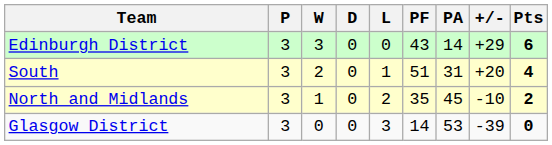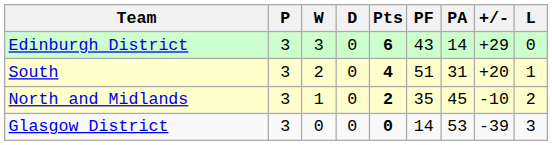columns swapped: (386, 18) <-> (529, 18)
